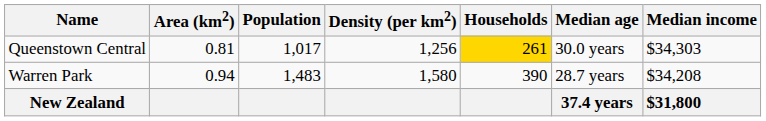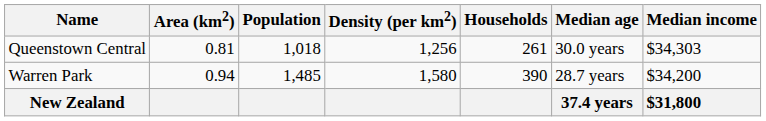(302, 49) 1,017 -> (302, 49) 1,018
(535, 49) gold background -> (535, 49) no background
(302, 75) 1,483 -> (302, 75) 1,485
(674, 75) $34,208 -> (674, 75) $34,200
